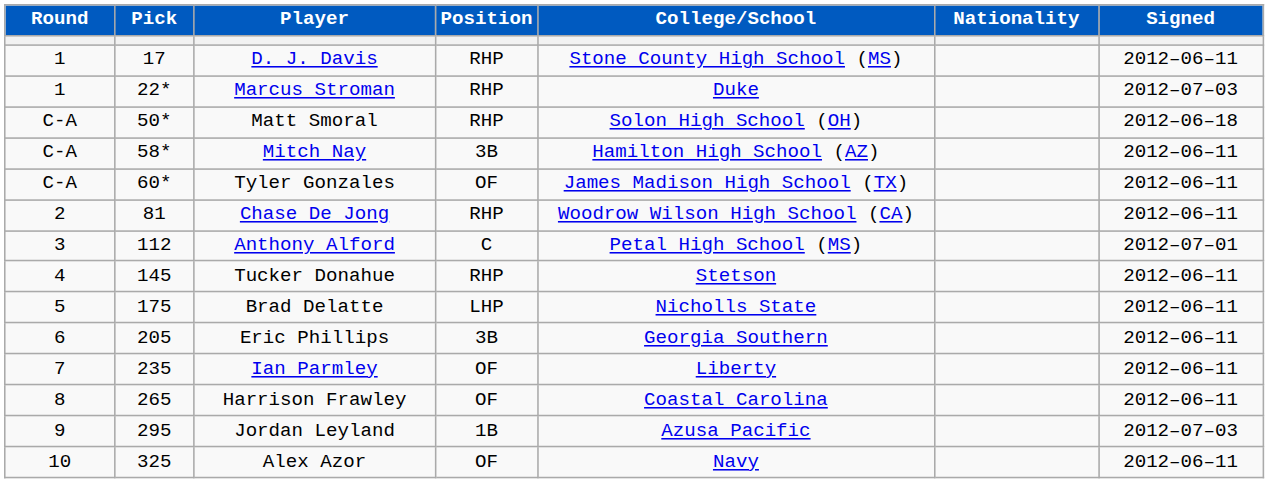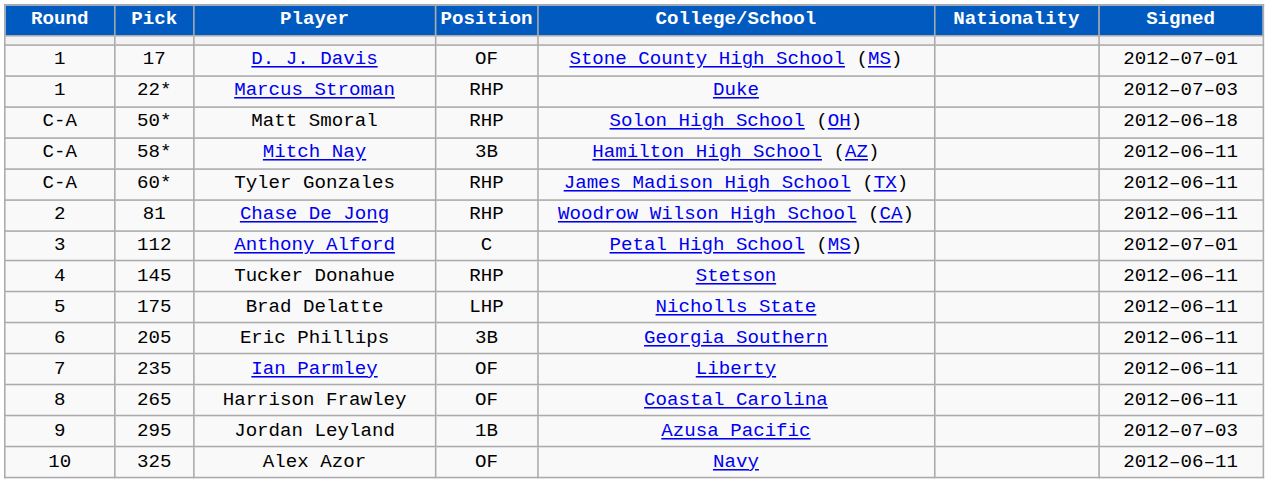(486, 61) RHP -> (486, 61) OF
(1181, 61) 2012–06–11 -> (1181, 61) 2012–07–01
(486, 184) OF -> (486, 184) RHP
